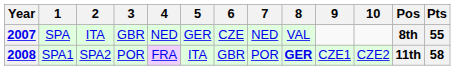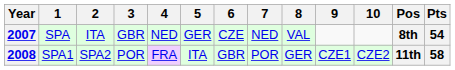(437, 34) 55 -> (437, 34) 54
(298, 55) bold -> (298, 55) normal
